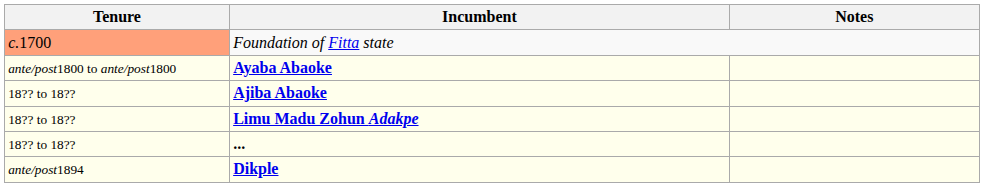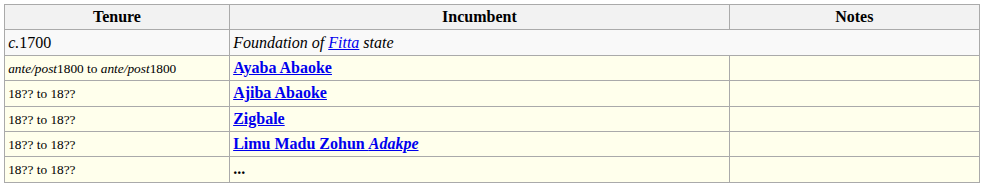(30, 42) lightsalmon background -> (30, 42) no background
+ row: (259, 118)
- row: (256, 169)
